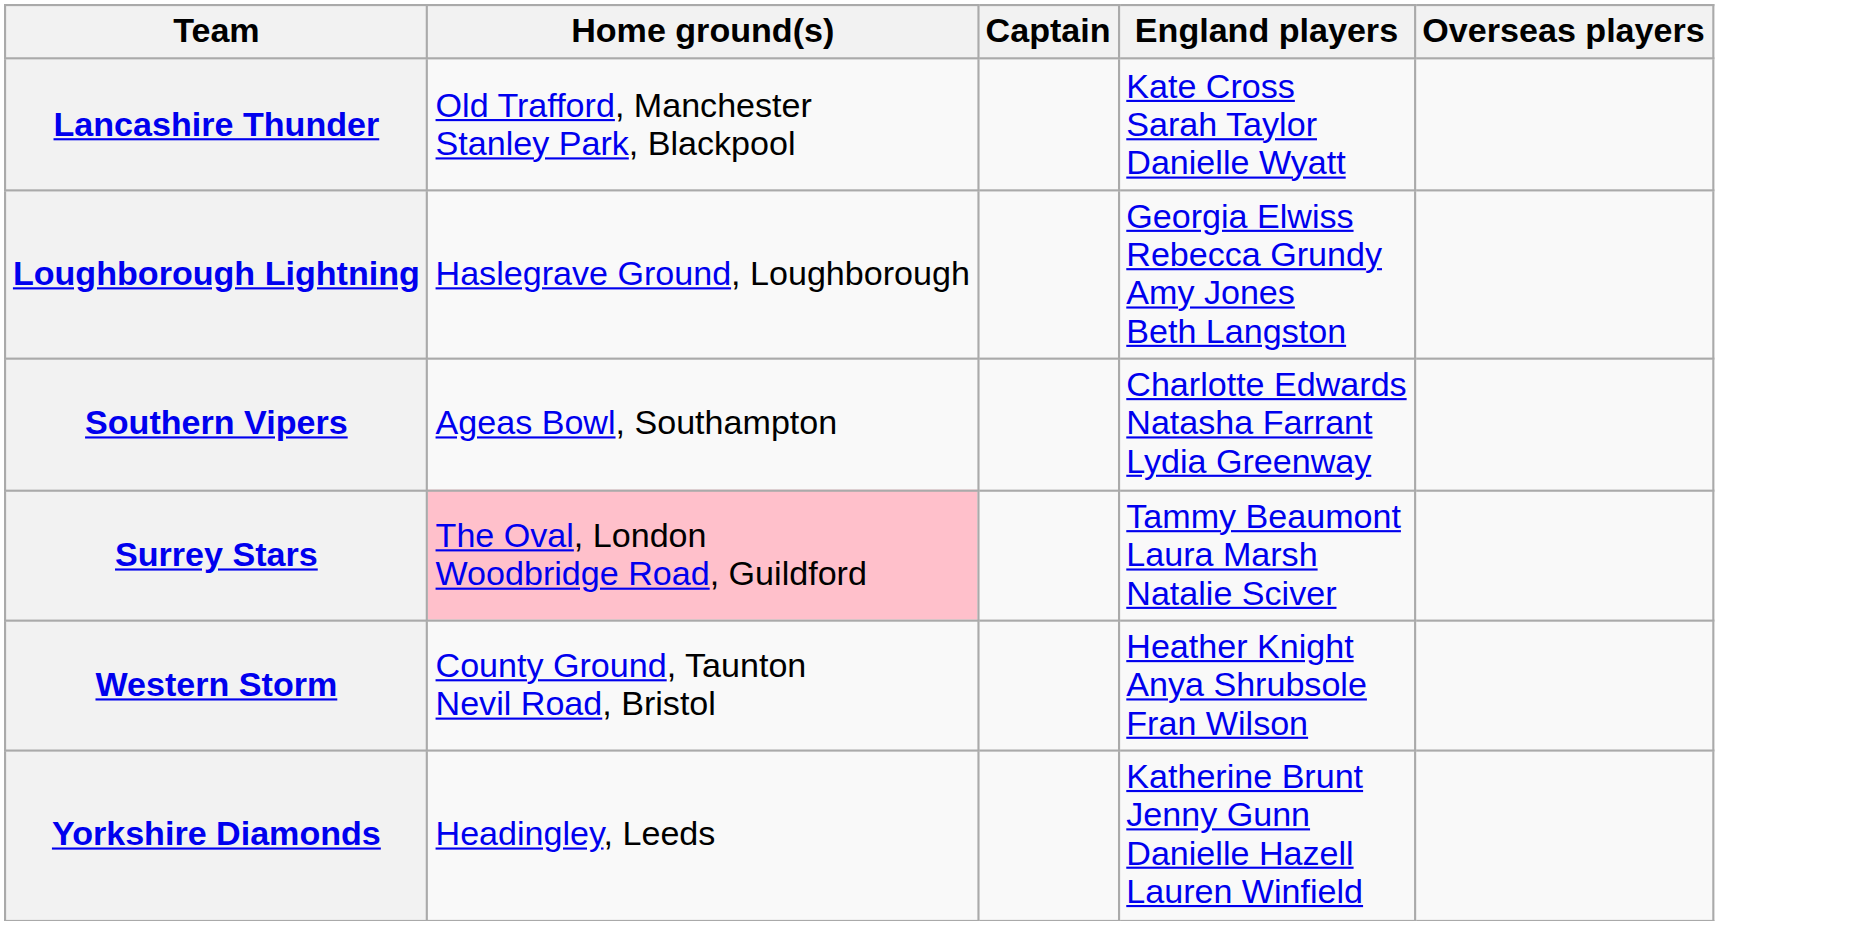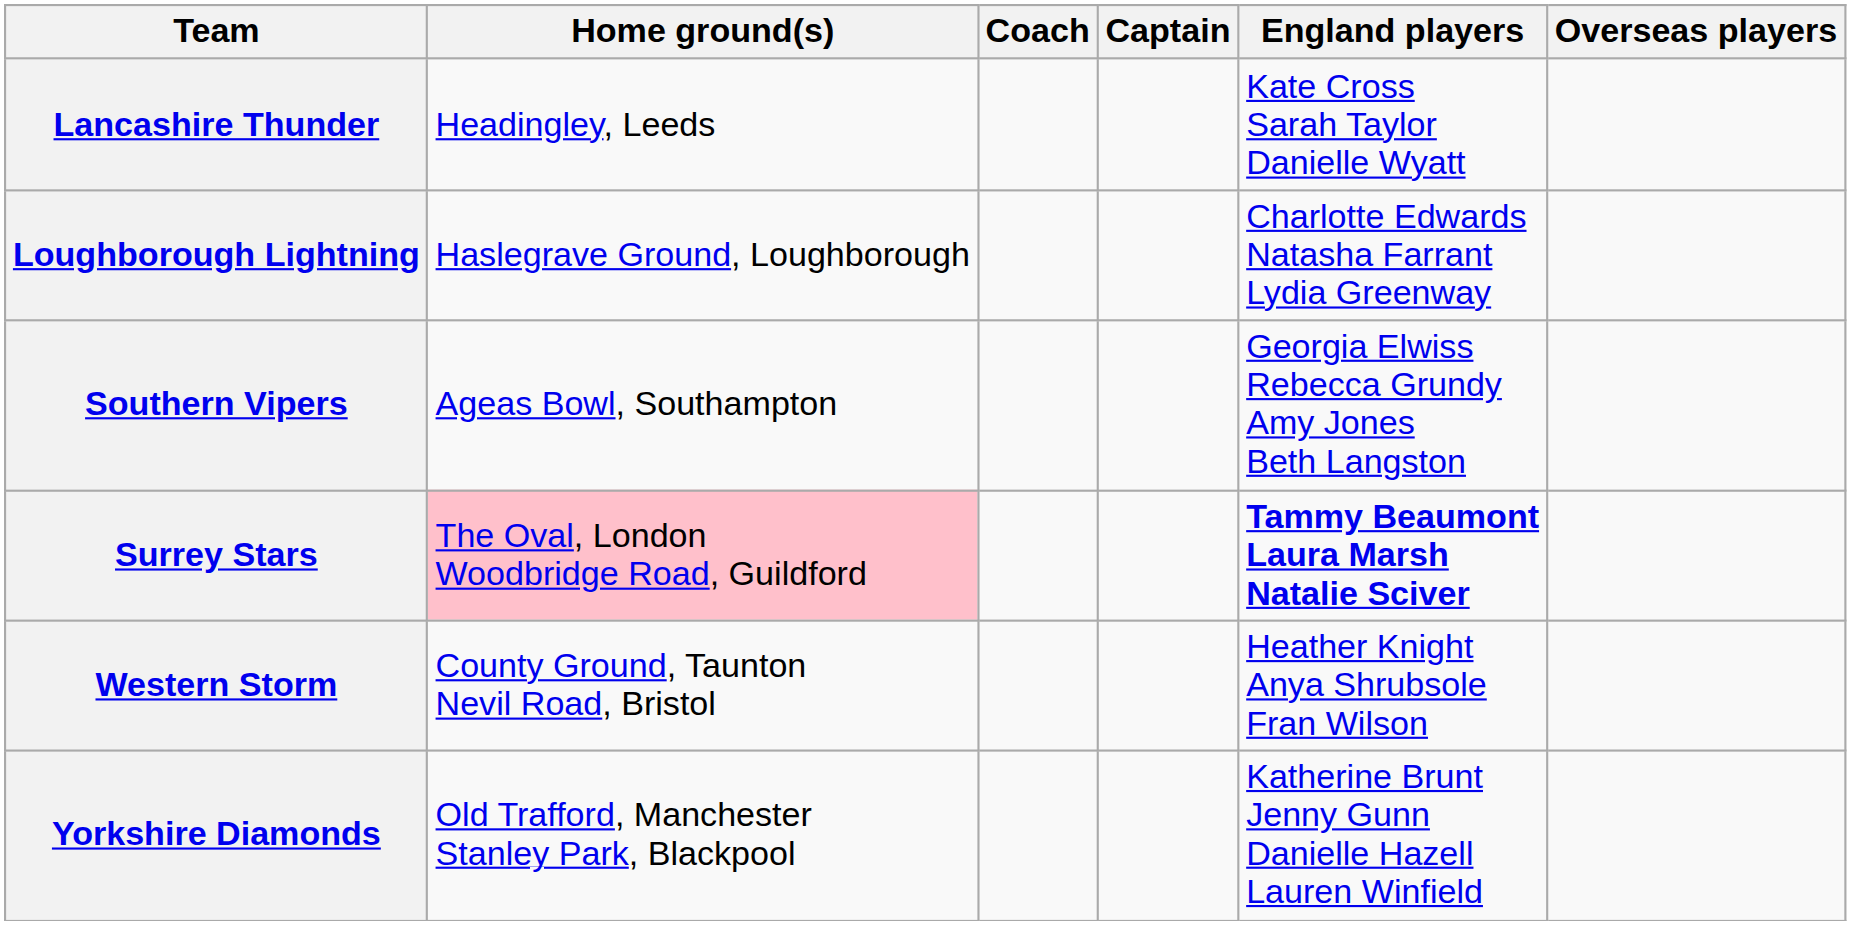+ column: (1038, 31)
(624, 123) Old Trafford, Manchester Stanley Park, Blackpool -> (575, 123) Headingley, Leeds
(1254, 273) Georgia Elwiss Rebecca Grundy Amy Jones Beth Langston -> (1386, 254) Charlotte Edwards Natasha Farrant Lydia Greenway
(1266, 423) Charlotte Edwards Natasha Farrant Lydia Greenway -> (1374, 404) Georgia Elwiss Rebecca Grundy Amy Jones Beth Langston
(1264, 554) normal -> (1393, 554) bold
(575, 835) Headingley, Leeds -> (624, 835) Old Trafford, Manchester Stanley Park, Blackpool
